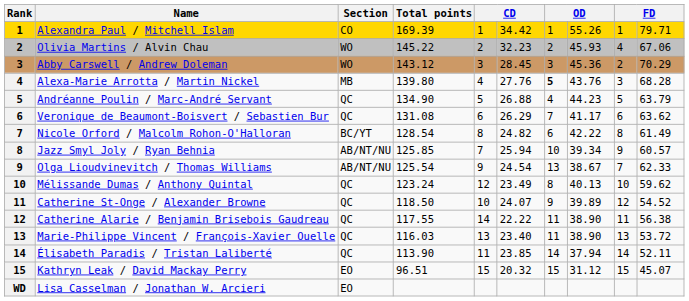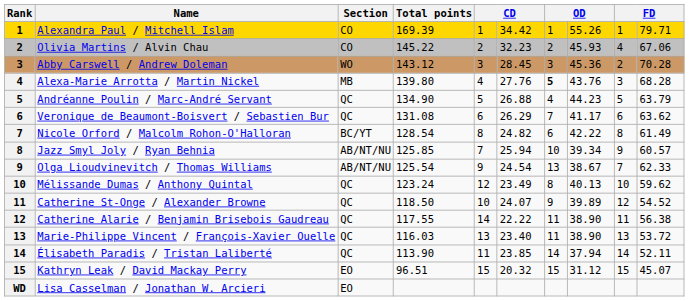(347, 47) WO -> (347, 47) CO
(655, 64) 70.29 -> (655, 64) 70.28
